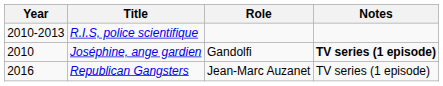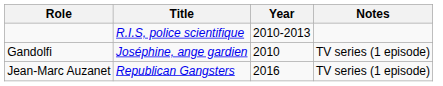columns swapped: (36, 14) <-> (259, 14)
(376, 52) bold -> (373, 52) normal
